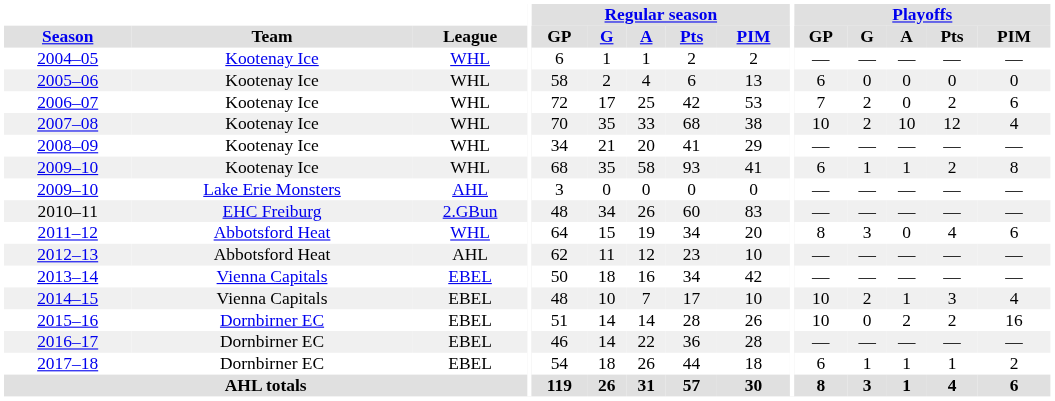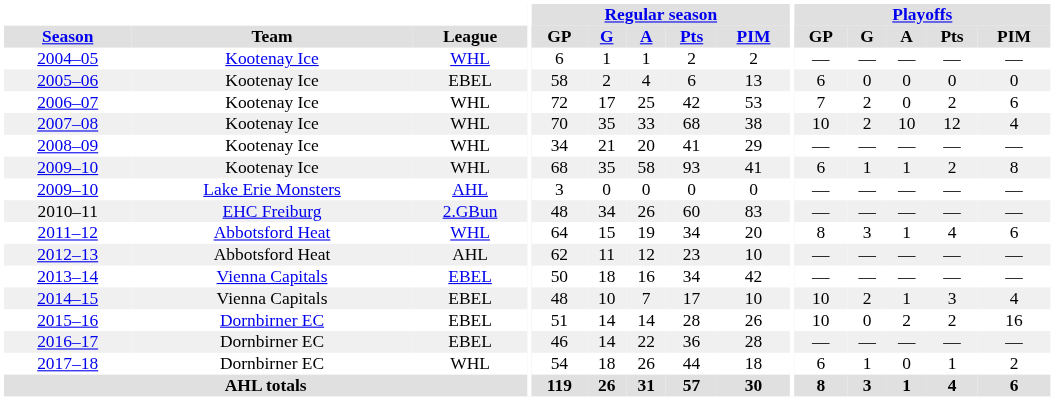(470, 80) WHL -> (470, 80) EBEL
(907, 232) 0 -> (907, 232) 1
(470, 363) EBEL -> (470, 363) WHL
(907, 363) 1 -> (907, 363) 0
